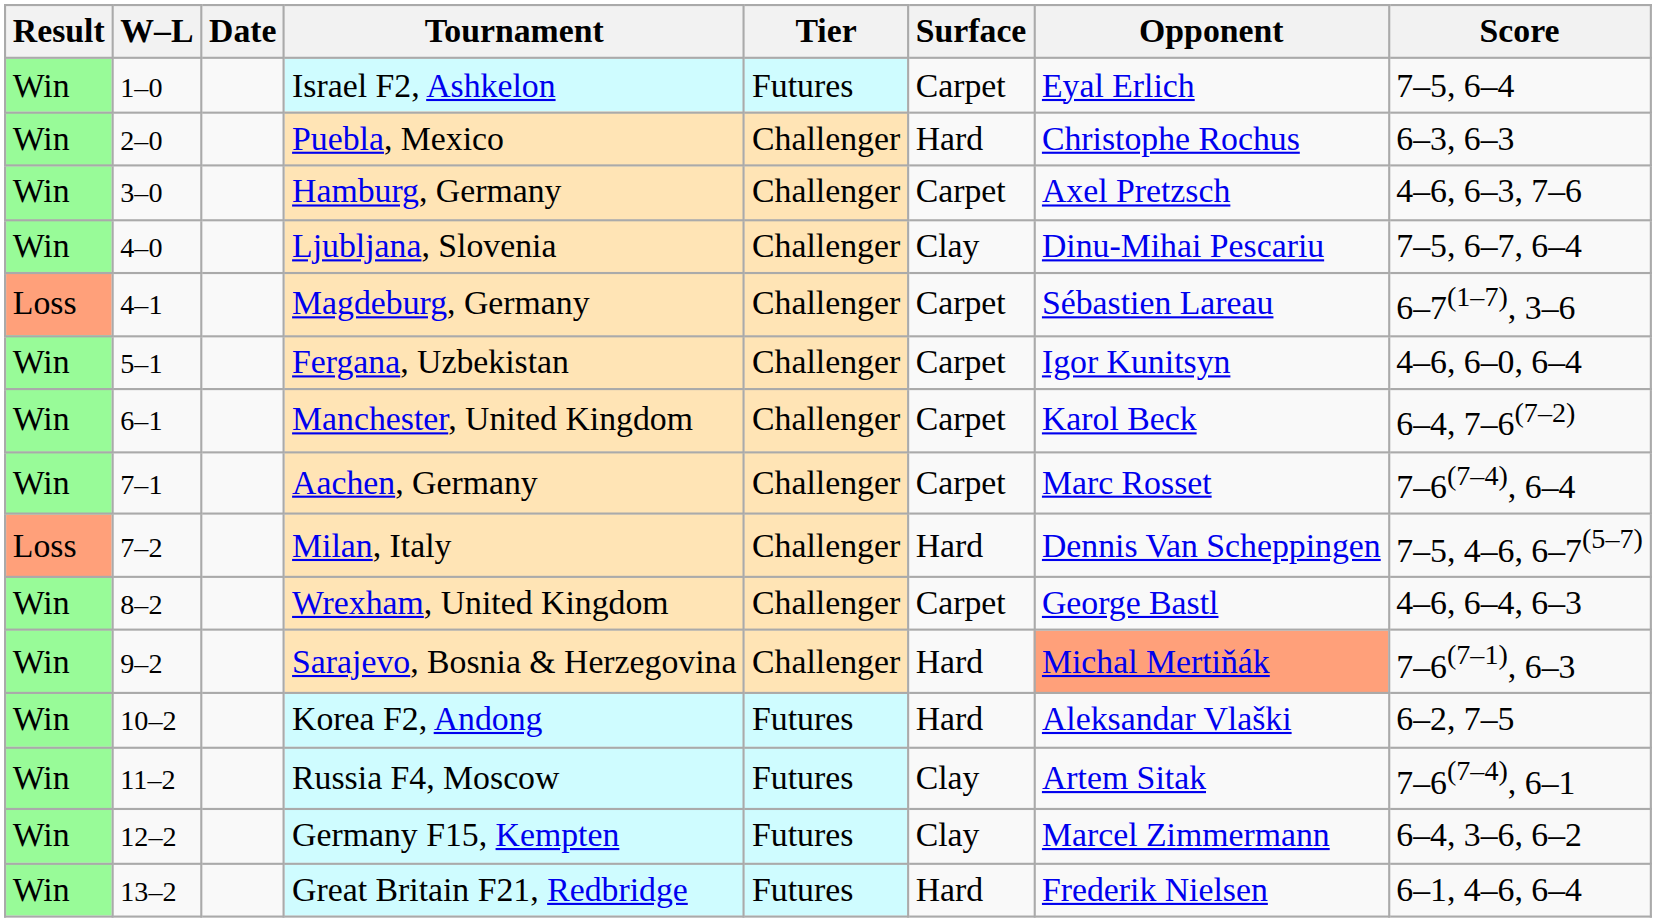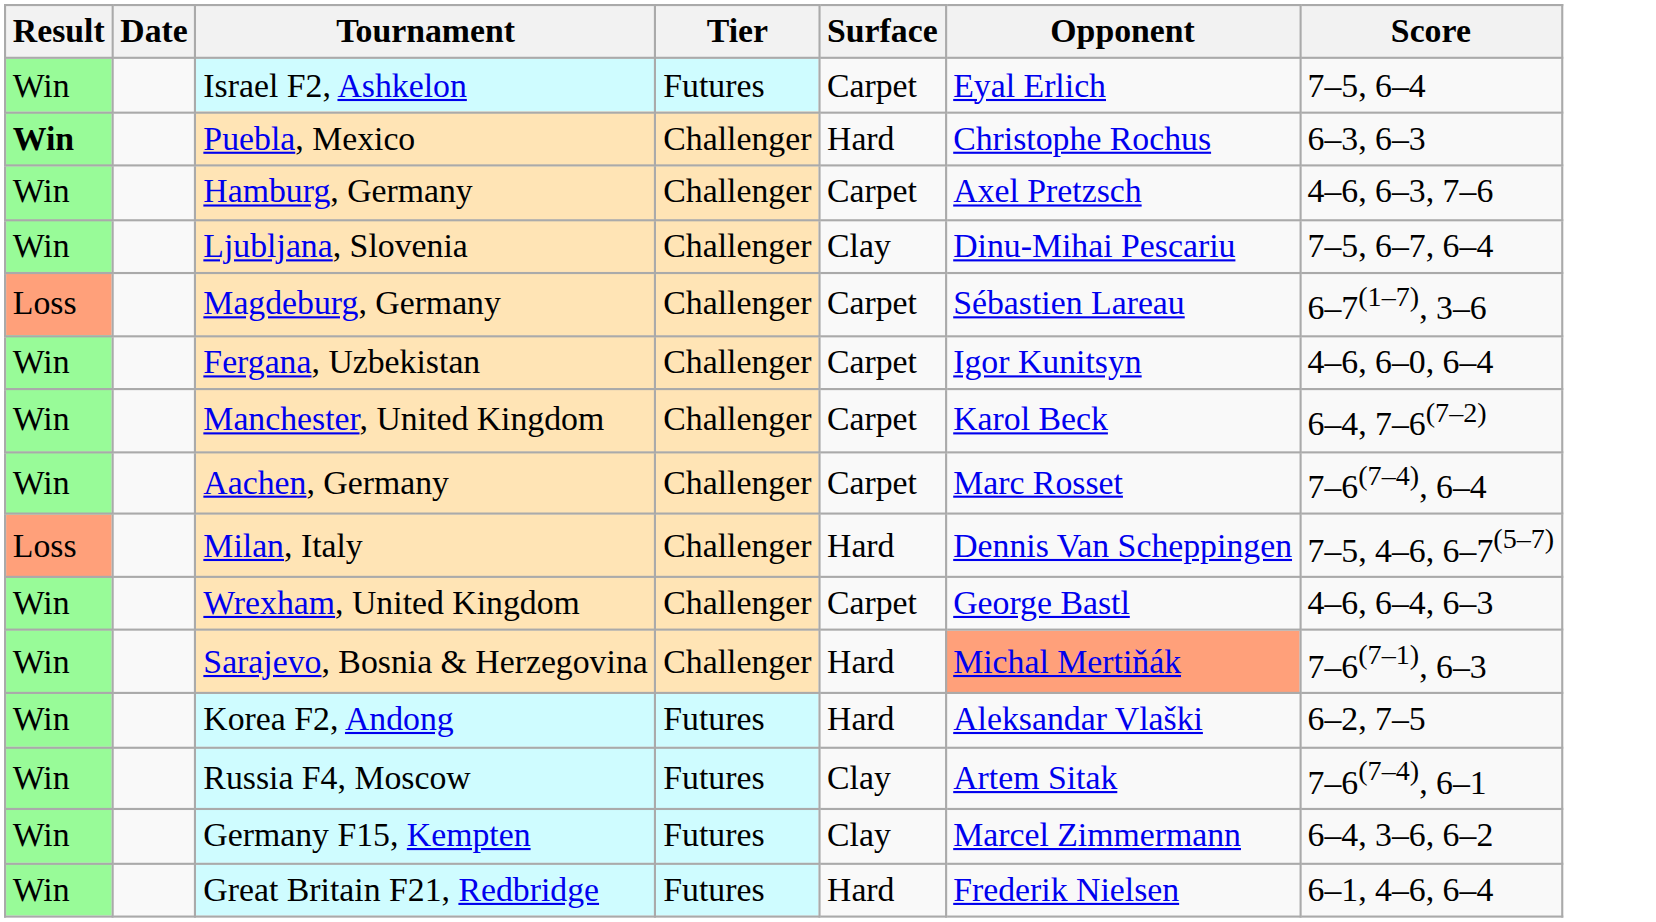- column: (157, 31)
(41, 138) normal -> (43, 138) bold
